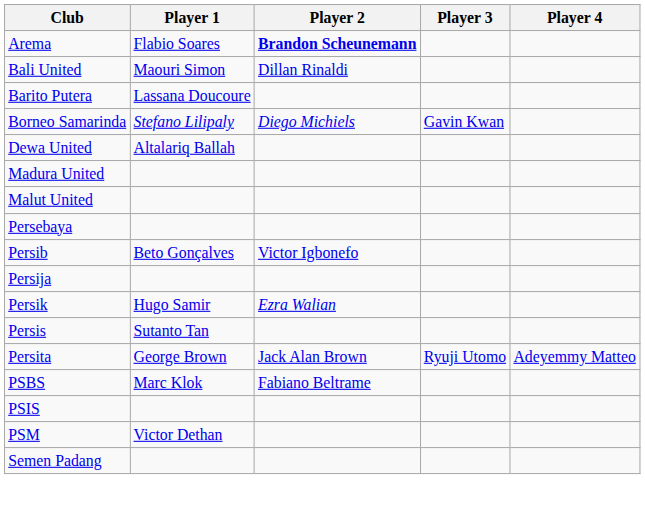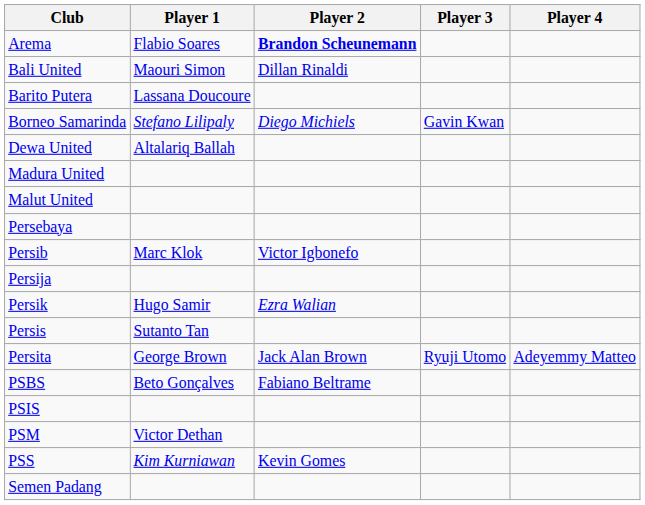(184, 252) Beto Gonçalves -> (168, 252) Marc Klok
(168, 382) Marc Klok -> (184, 382) Beto Gonçalves
+ row: (21, 460)
